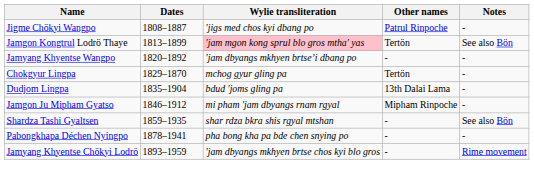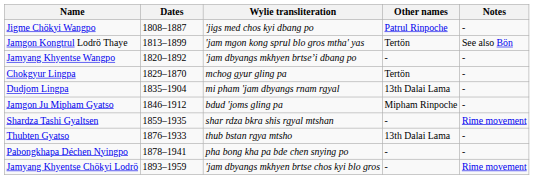(285, 43) pink background -> (285, 43) no background
(244, 89) bdud 'joms gling pa -> (272, 89) mi pham 'jam dbyangs rnam rgyal
(272, 105) mi pham 'jam dbyangs rnam rgyal -> (244, 105) bdud 'joms gling pa
(487, 120) See also Bön -> (494, 120) Rime movement
+ row: (38, 136)
